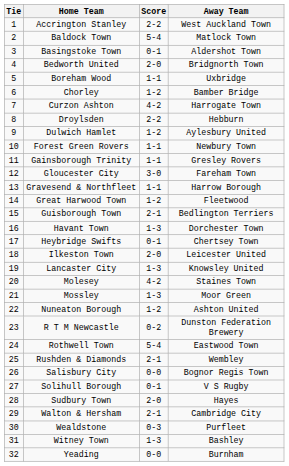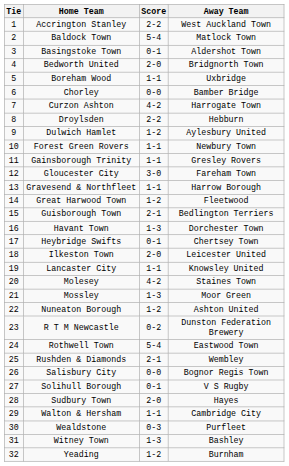(154, 92) 1-2 -> (154, 92) 0-0
(154, 269) 1-3 -> (154, 269) 1-1
(154, 414) 2-1 -> (154, 414) 1-1
(154, 455) 0-0 -> (154, 455) 1-2
